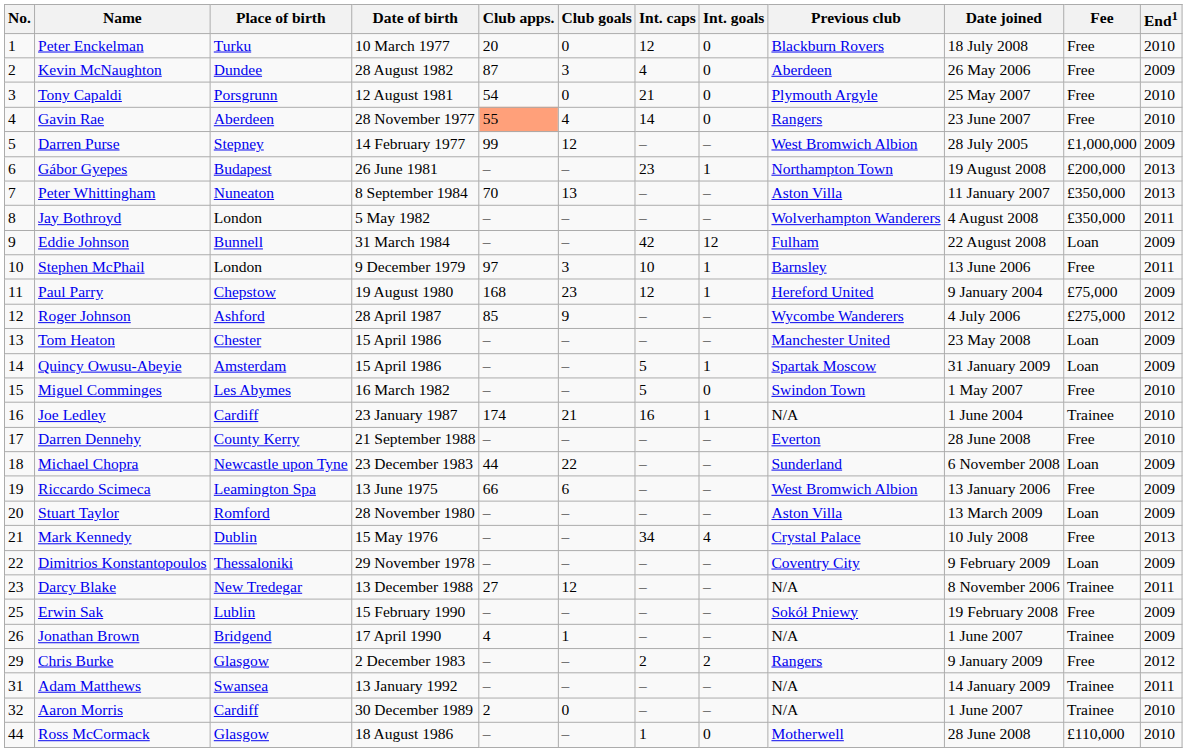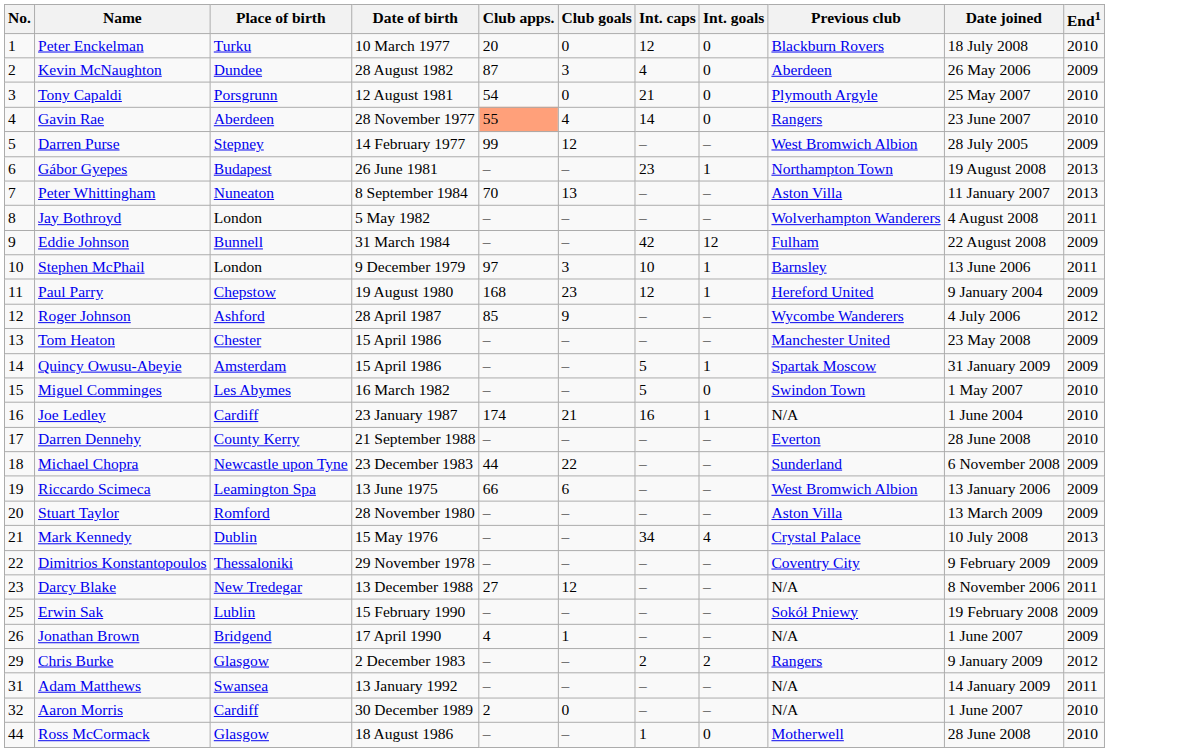- column: (1102, 18)
